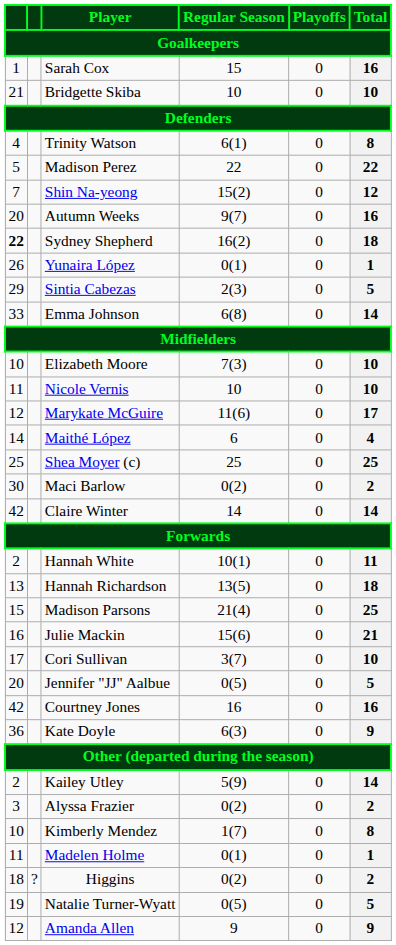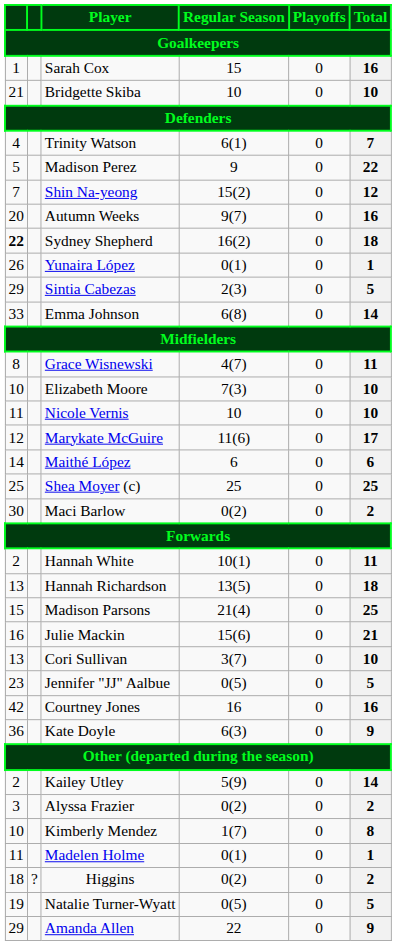(370, 143) 8 -> (370, 143) 7
(234, 167) 22 -> (234, 167) 9
+ row: (99, 364)
(370, 437) 4 -> (370, 461) 6
- row: (86, 510)
(16, 658) 17 -> (16, 658) 13
(16, 683) 20 -> (16, 683) 23
(16, 928) 12 -> (16, 928) 29
(234, 928) 9 -> (234, 928) 22
